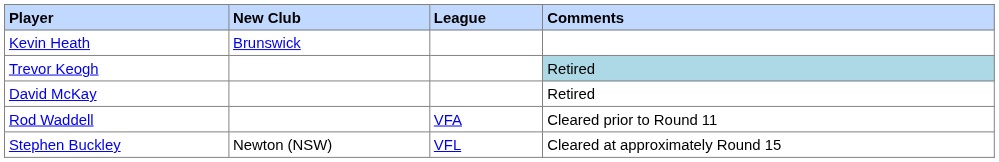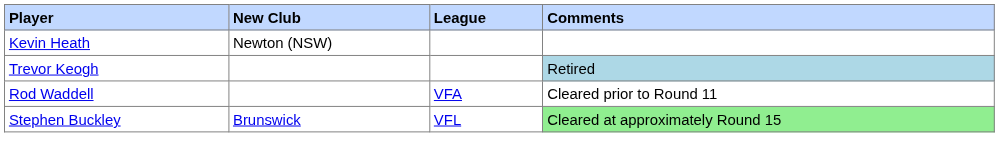(267, 43) Brunswick -> (283, 43) Newton (NSW)
- row: (53, 94)
(283, 145) Newton (NSW) -> (267, 119) Brunswick
(664, 145) no background -> (664, 119) lightgreen background
